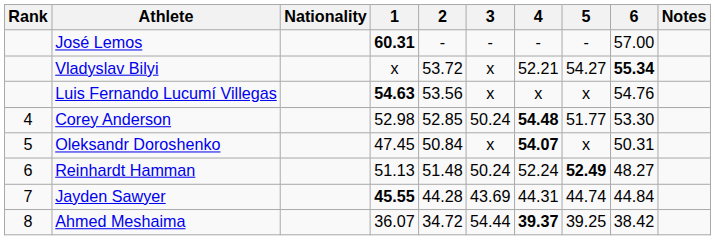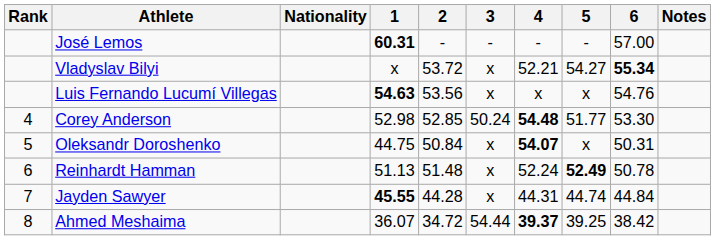(395, 145) 47.45 -> (395, 145) 44.75
(490, 171) 50.24 -> (490, 171) x
(634, 171) 48.27 -> (634, 171) 50.78
(490, 196) 43.69 -> (490, 196) x
